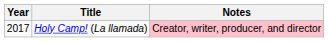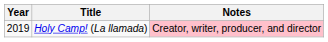(18, 28) 2017 -> (18, 28) 2019
